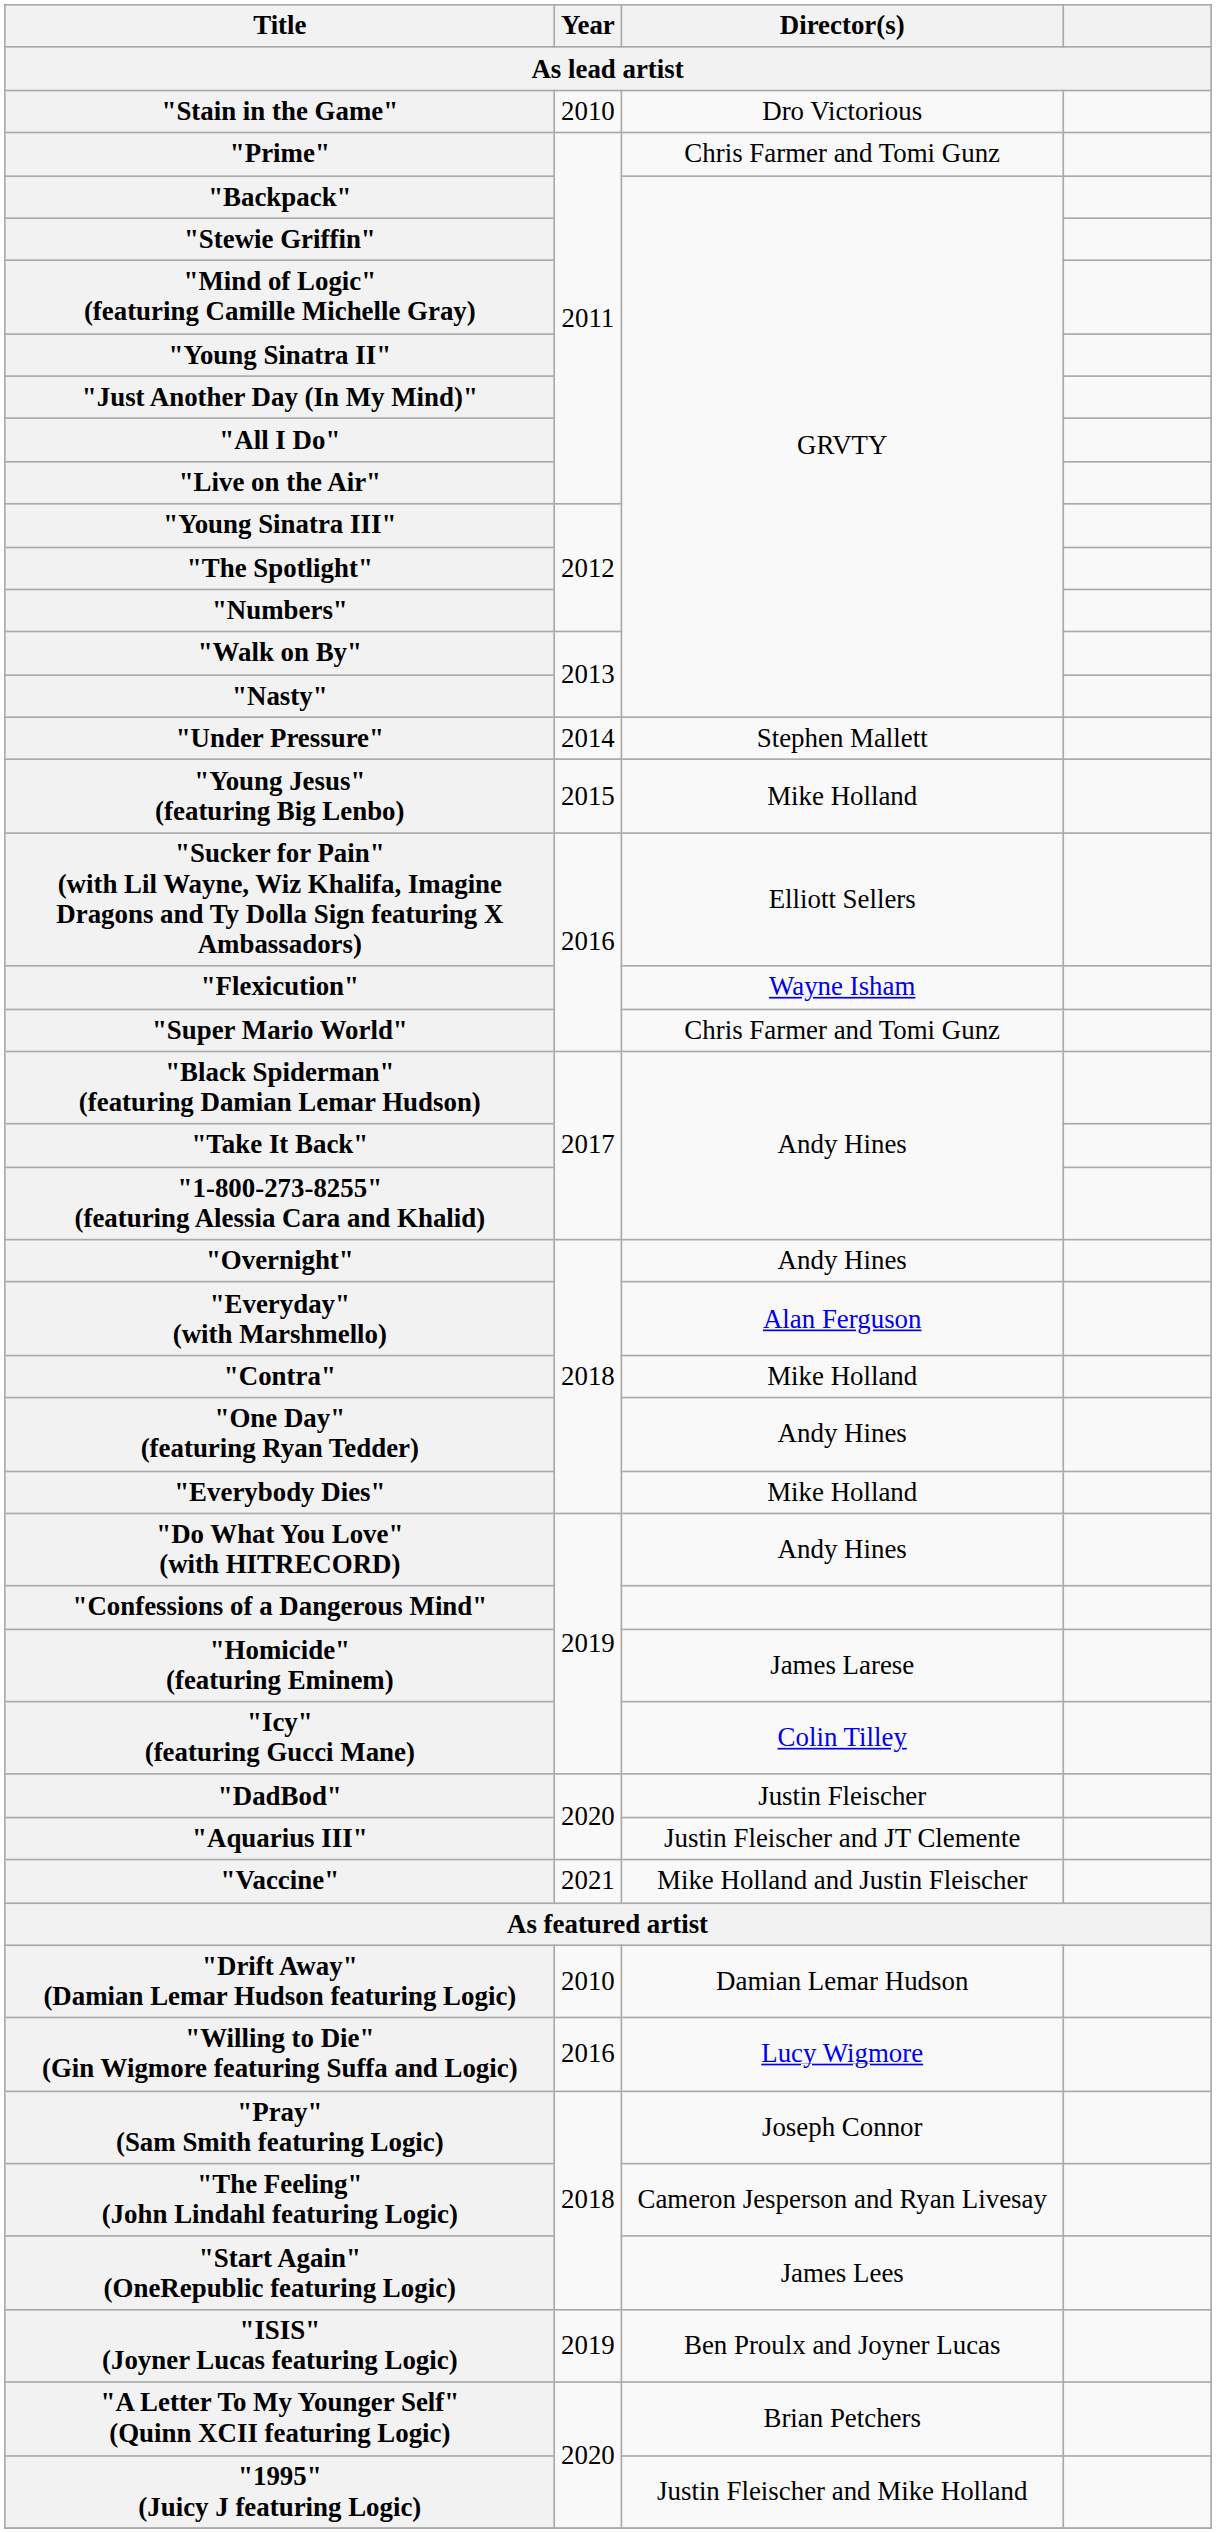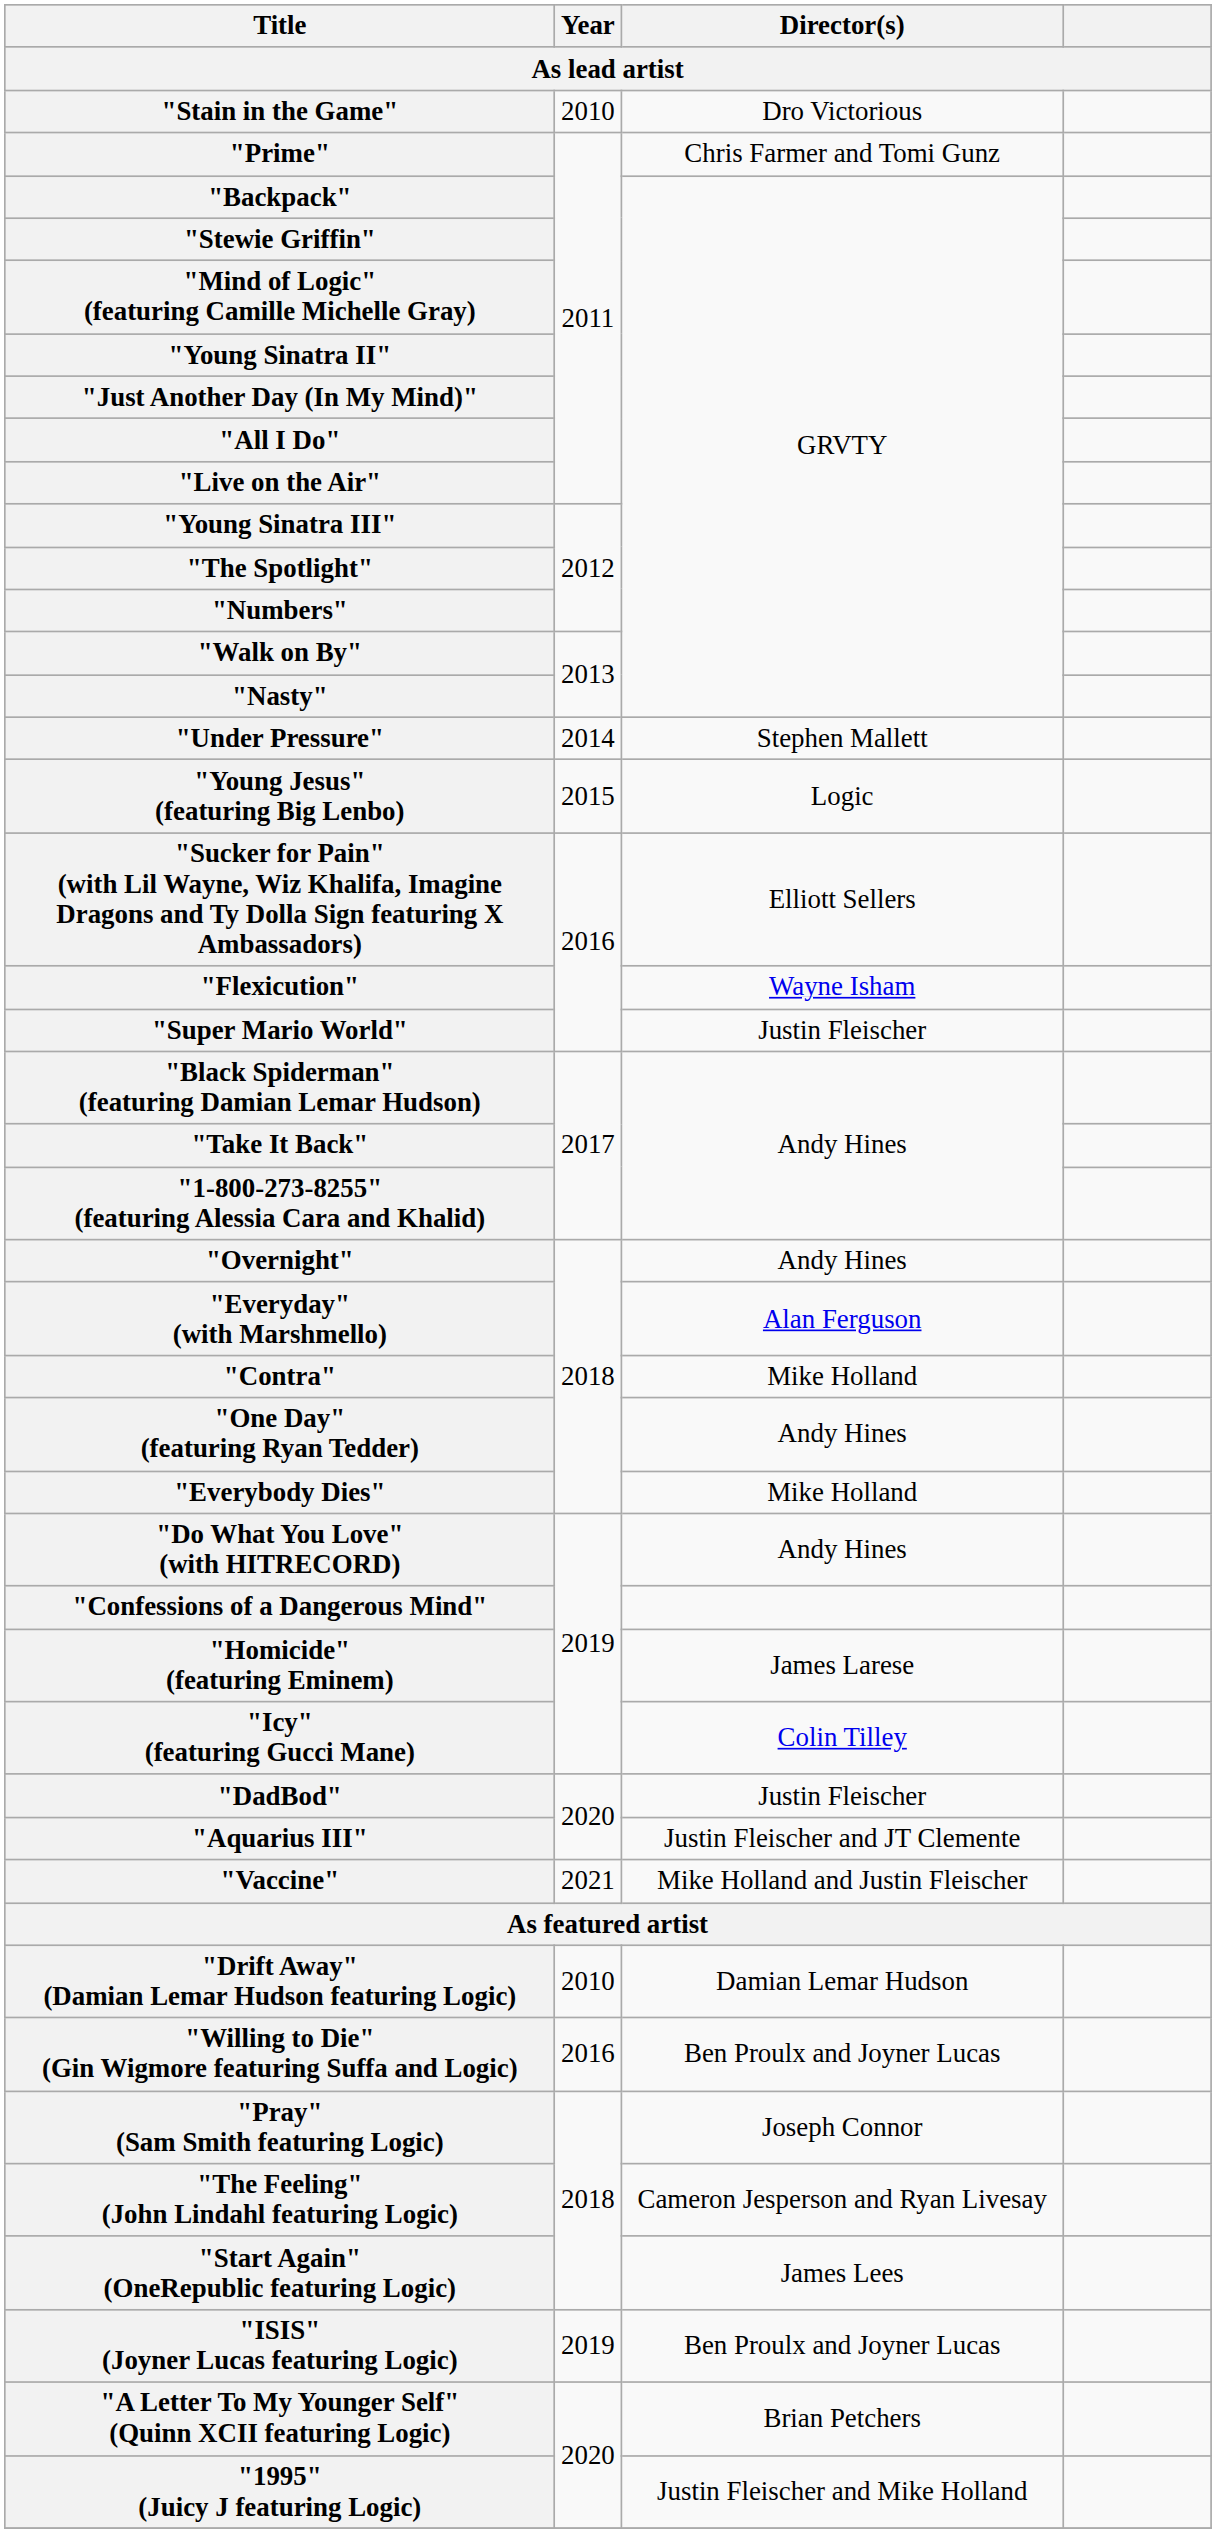(842, 795) Mike Holland -> (842, 795) Logic
(842, 1029) Chris Farmer and Tomi Gunz -> (842, 1029) Justin Fleischer
(842, 2053) Lucy Wigmore -> (842, 2053) Ben Proulx and Joyner Lucas
